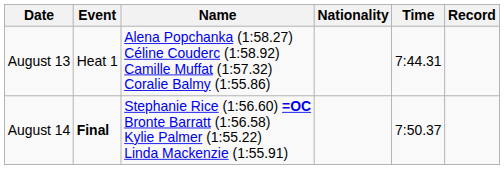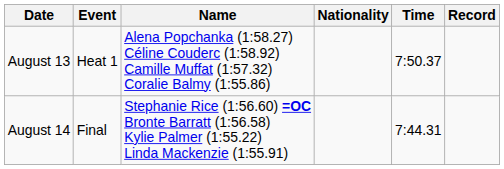(418, 61) 7:44.31 -> (418, 61) 7:50.37
(93, 130) bold -> (92, 130) normal
(418, 130) 7:50.37 -> (418, 130) 7:44.31
